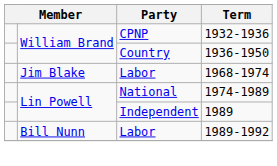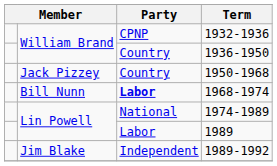+ row: (237, 73)
(53, 73) Jim Blake -> (53, 92) Bill Nunn
(138, 73) normal -> (138, 92) bold
(159, 112) Independent -> (138, 131) Labor
(53, 131) Bill Nunn -> (53, 151) Jim Blake
(138, 131) Labor -> (159, 151) Independent
